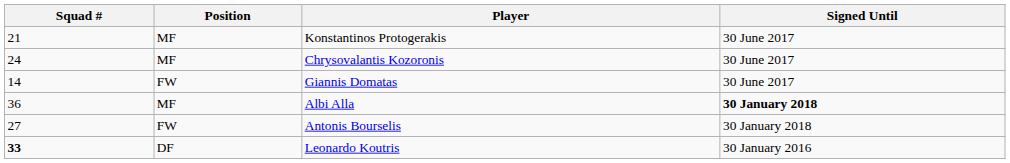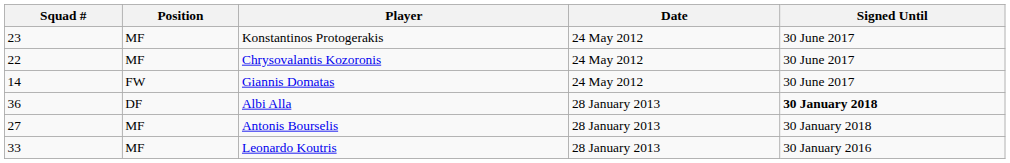+ column: (674, 15)
(14, 37) 21 -> (14, 37) 23
(14, 59) 24 -> (14, 59) 22
(166, 103) MF -> (134, 103) DF
(167, 125) FW -> (135, 125) MF
(14, 148) bold -> (14, 148) normal
(165, 148) DF -> (135, 148) MF
